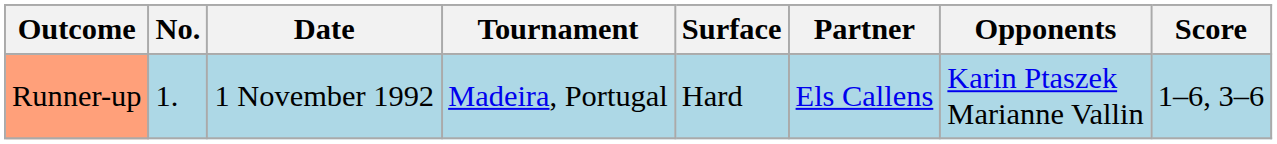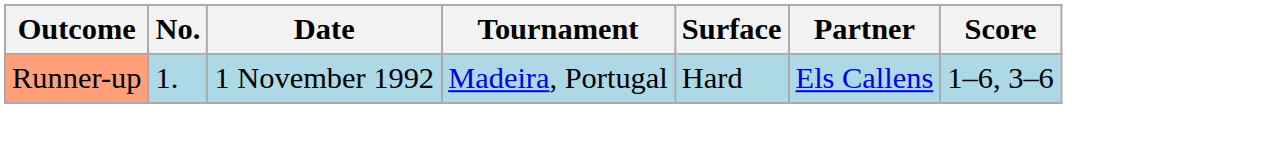- column: (1045, 28)
